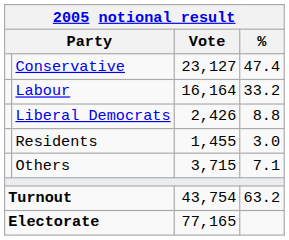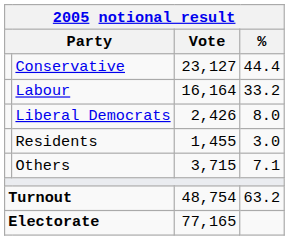(262, 67) 47.4 -> (262, 67) 44.4
(266, 116) 8.8 -> (266, 116) 8.0
(209, 198) 43,754 -> (209, 198) 48,754
